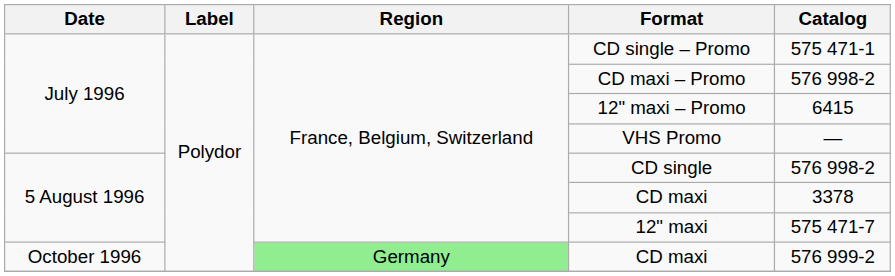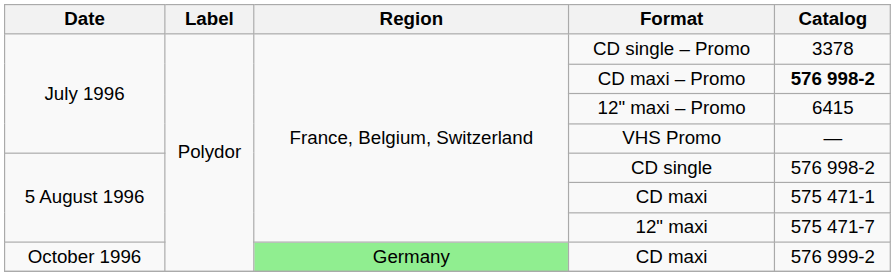(833, 49) 575 471-1 -> (833, 49) 3378
(833, 78) normal -> (833, 78) bold
(833, 197) 3378 -> (833, 197) 575 471-1
